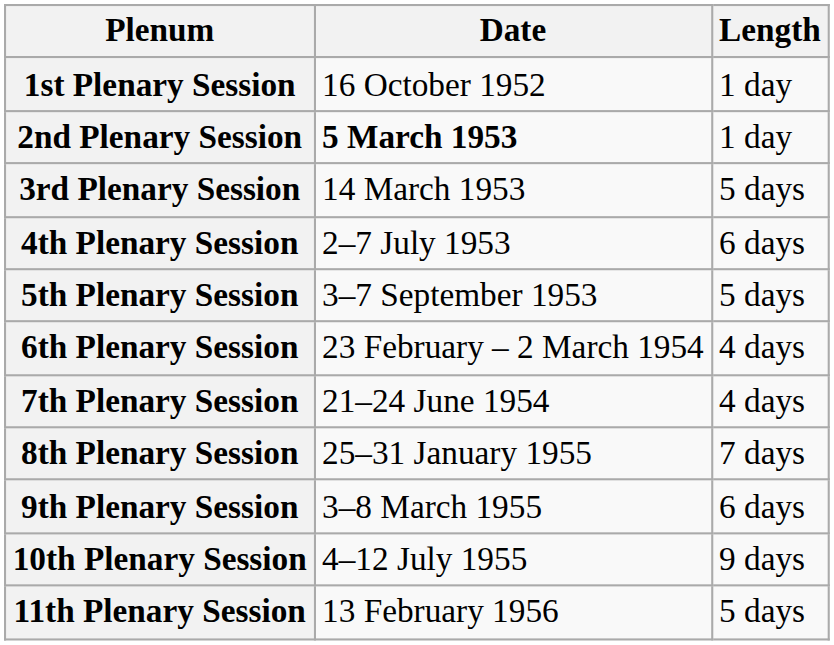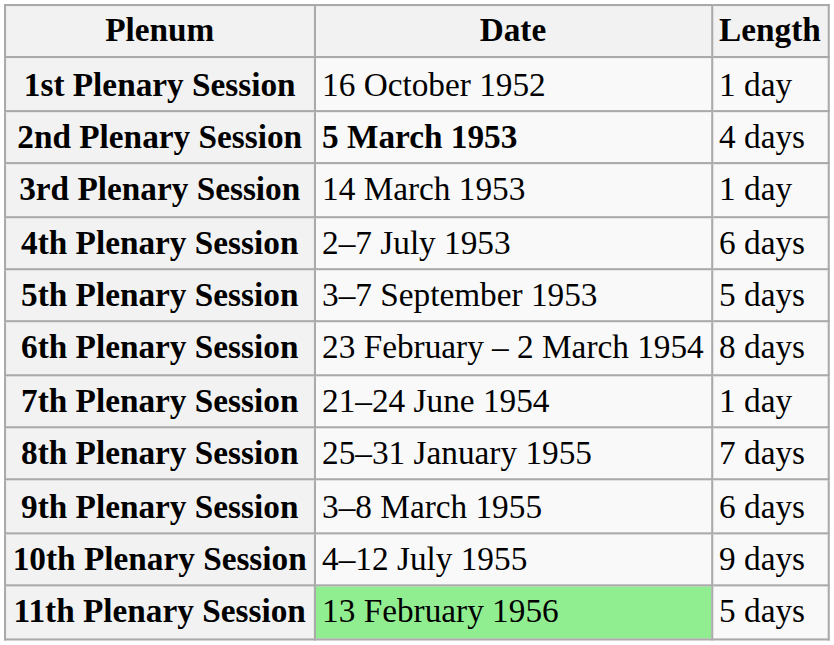(756, 136) 1 day -> (762, 136) 4 days
(762, 189) 5 days -> (756, 189) 1 day
(762, 347) 4 days -> (762, 347) 8 days
(762, 400) 4 days -> (756, 400) 1 day
(440, 611) no background -> (440, 611) lightgreen background
